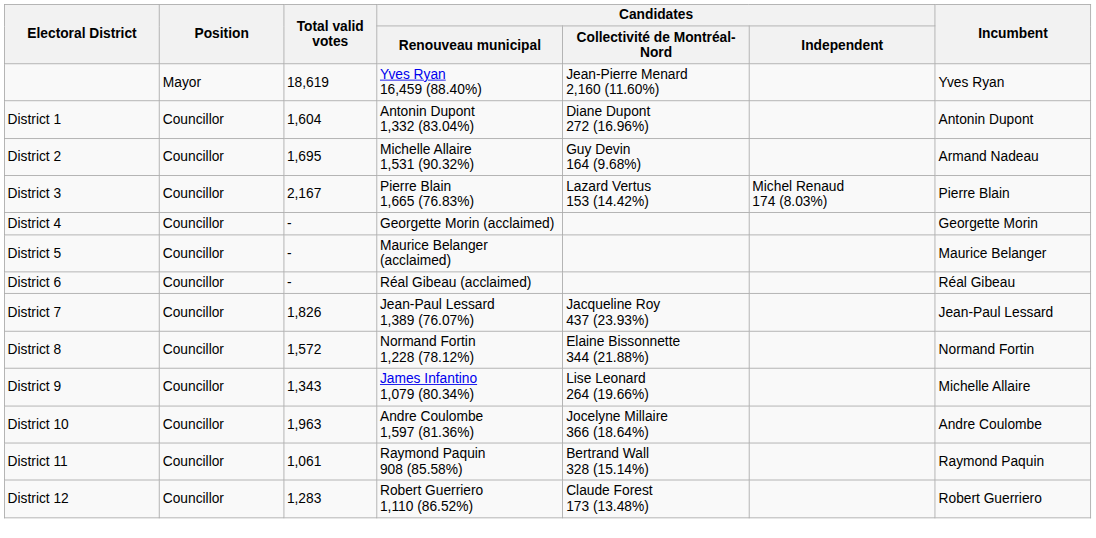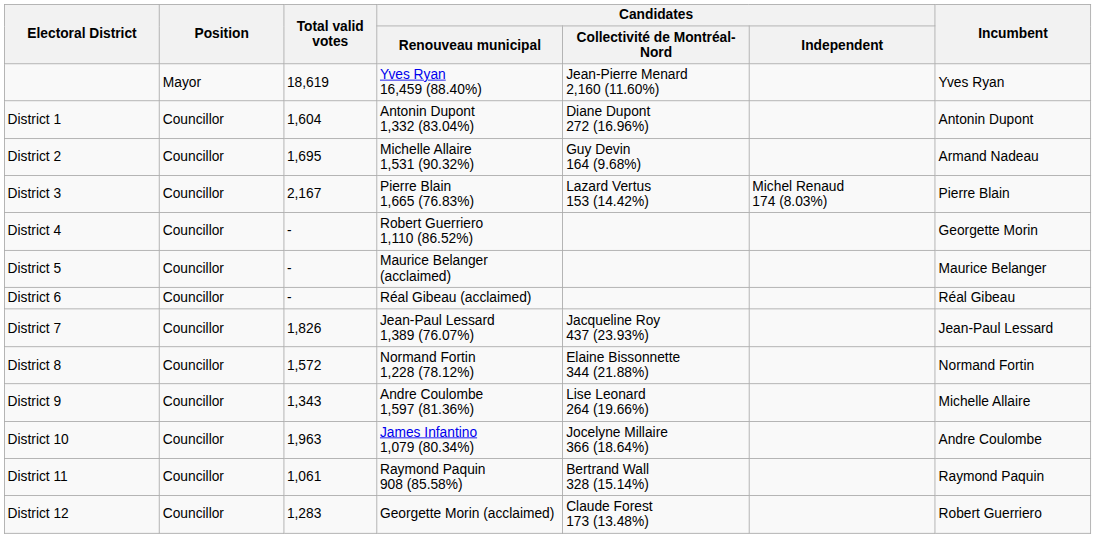(467, 223) Georgette Morin (acclaimed) -> (432, 231) Robert Guerriero 1,110 (86.52%)
(429, 387) James Infantino 1,079 (80.34%) -> (432, 402) Andre Coulombe 1,597 (81.36%)
(432, 424) Andre Coulombe 1,597 (81.36%) -> (429, 439) James Infantino 1,079 (80.34%)
(432, 498) Robert Guerriero 1,110 (86.52%) -> (467, 514) Georgette Morin (acclaimed)
